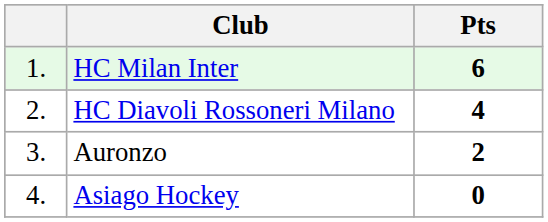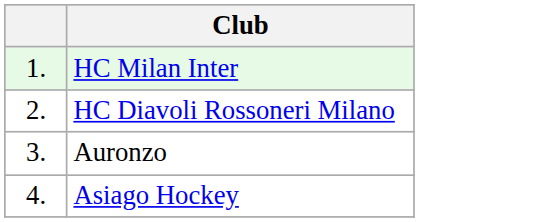- column: (478, 25)
